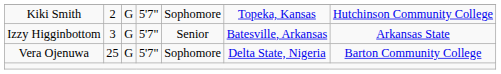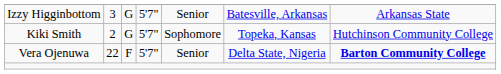rows swapped: (54, 14) <-> (54, 33)
(112, 53) 25 -> (112, 53) 22
(129, 53) G -> (129, 53) F
(193, 53) Sophomore -> (193, 53) Senior
(413, 53) normal -> (413, 53) bold
